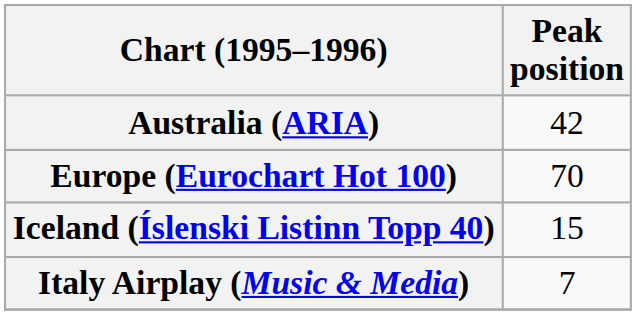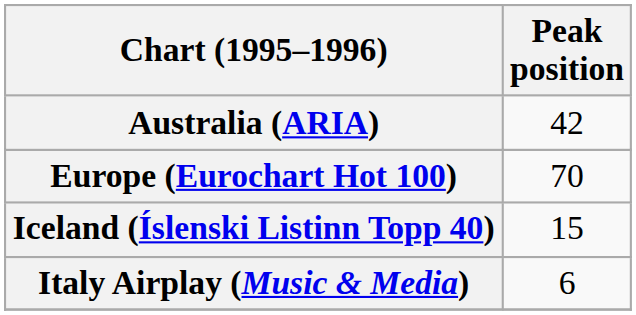(567, 282) 7 -> (567, 282) 6
